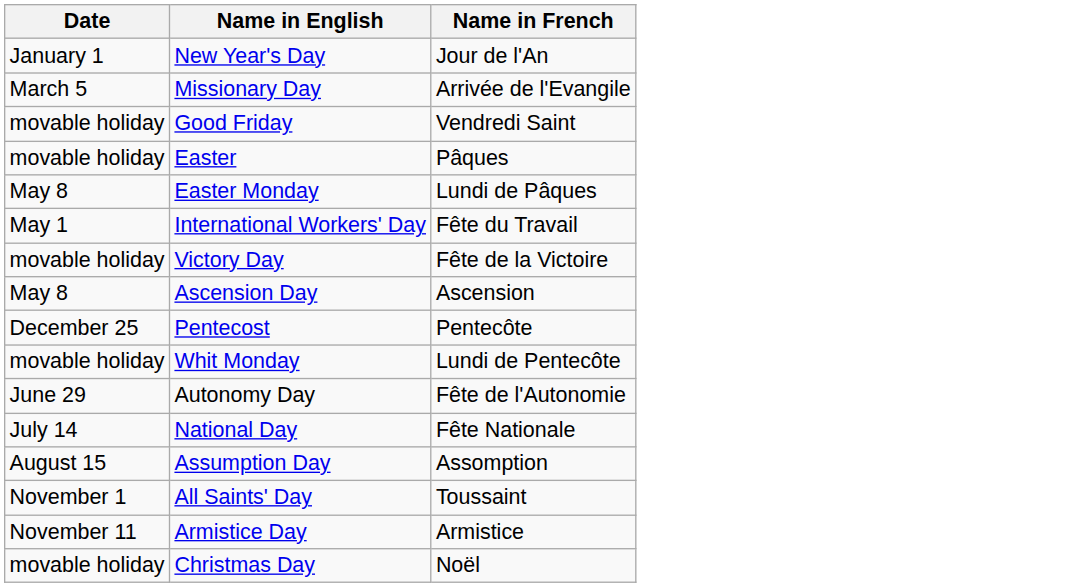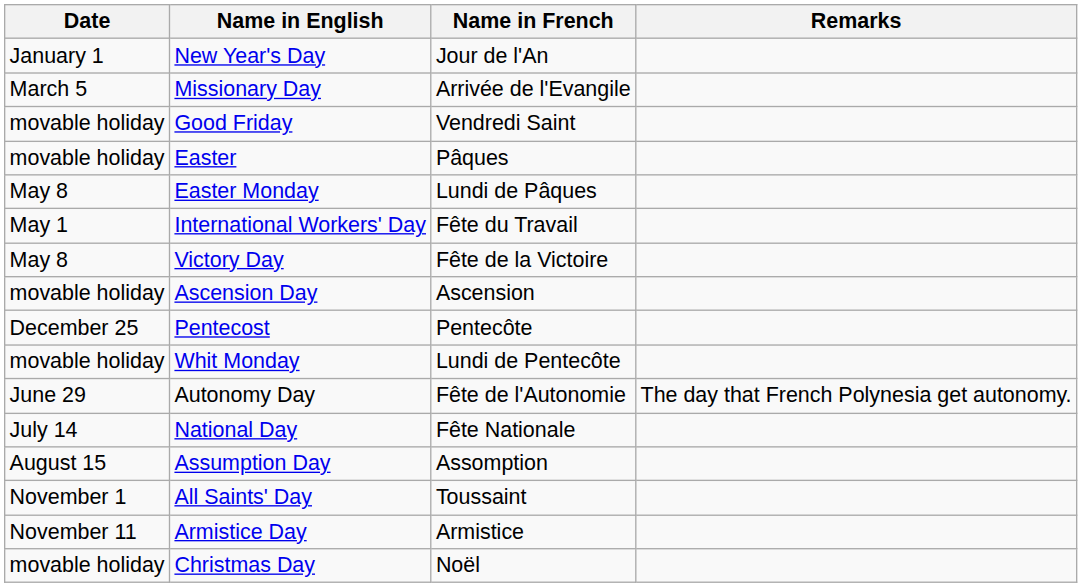+ column: (856, 21)
(87, 259) movable holiday -> (39, 259) May 8
(39, 293) May 8 -> (87, 293) movable holiday
